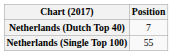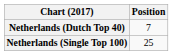(149, 43) 55 -> (149, 43) 25
